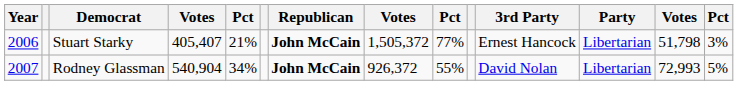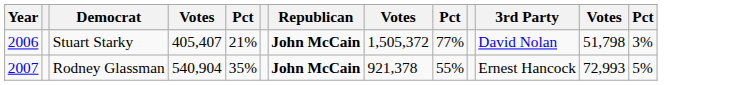- column: (617, 17)
(527, 42) Ernest Hancock -> (518, 42) David Nolan
(243, 67) 34% -> (243, 67) 35%
(392, 67) 926,372 -> (392, 67) 921,378
(518, 67) David Nolan -> (527, 67) Ernest Hancock
